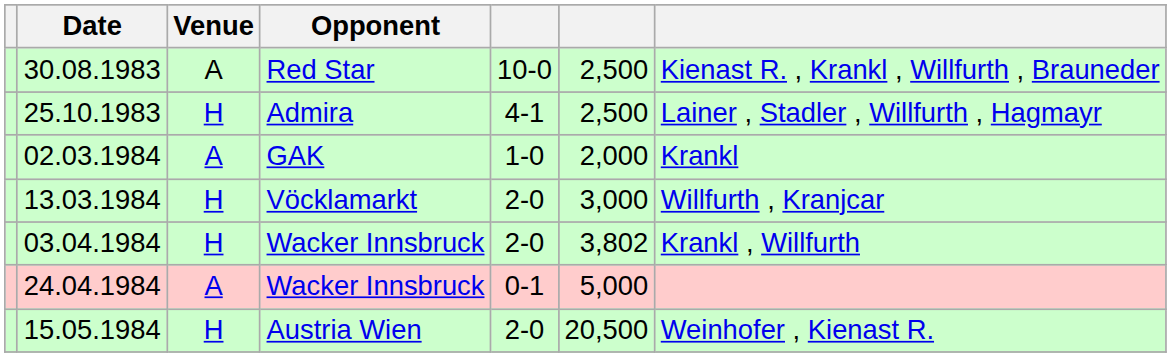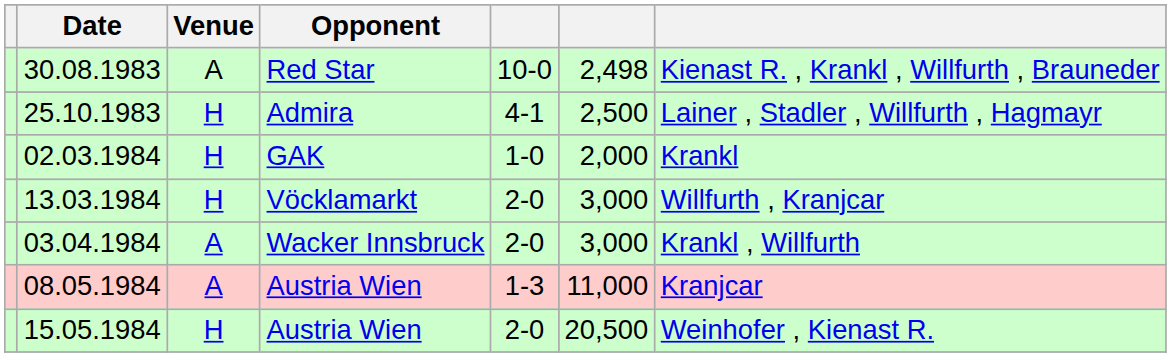(614, 69) 2,500 -> (614, 69) 2,498
(214, 156) A -> (214, 156) H
(214, 243) H -> (214, 243) A
(614, 243) 3,802 -> (614, 243) 3,000
- row: (92, 286)
+ row: (92, 286)
